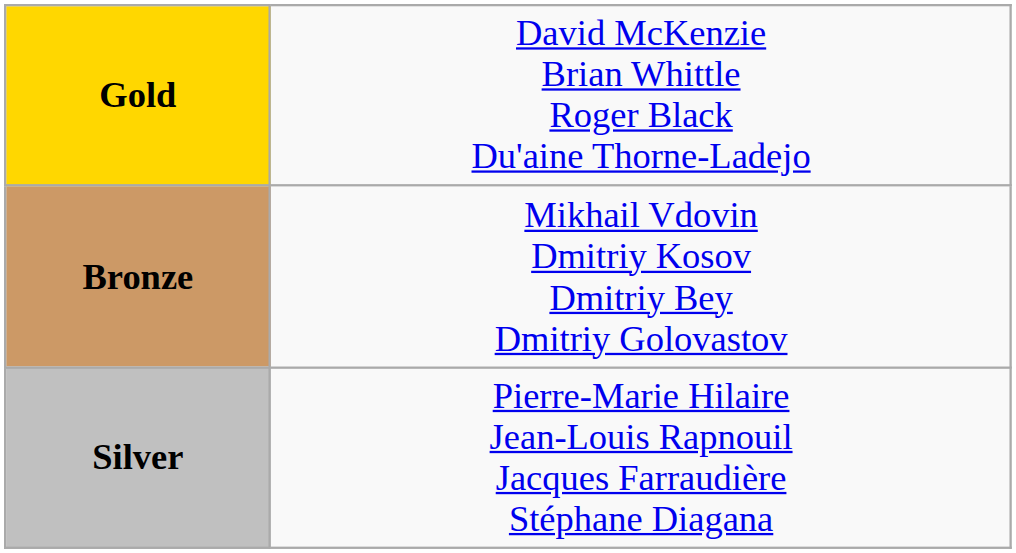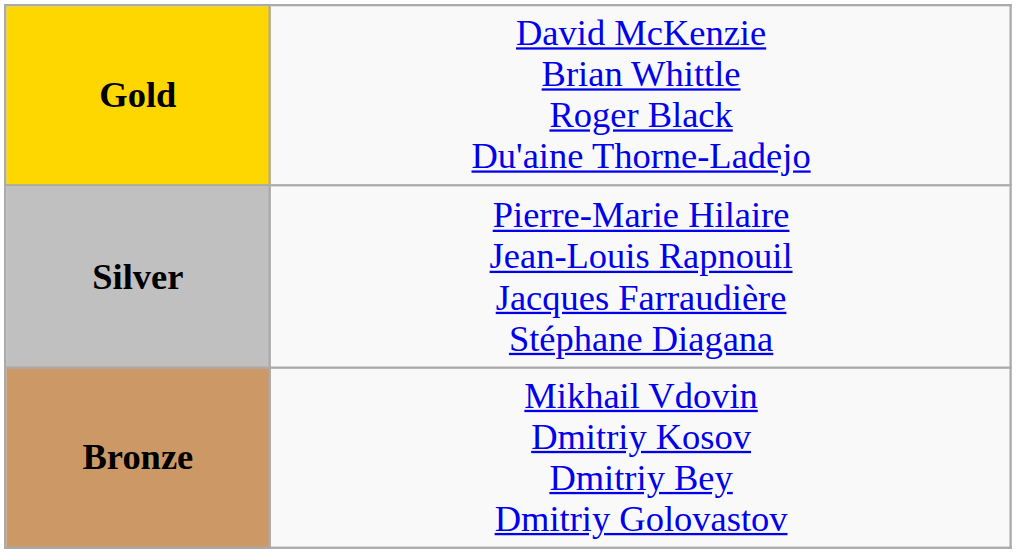rows swapped: (138, 456) <-> (138, 275)
